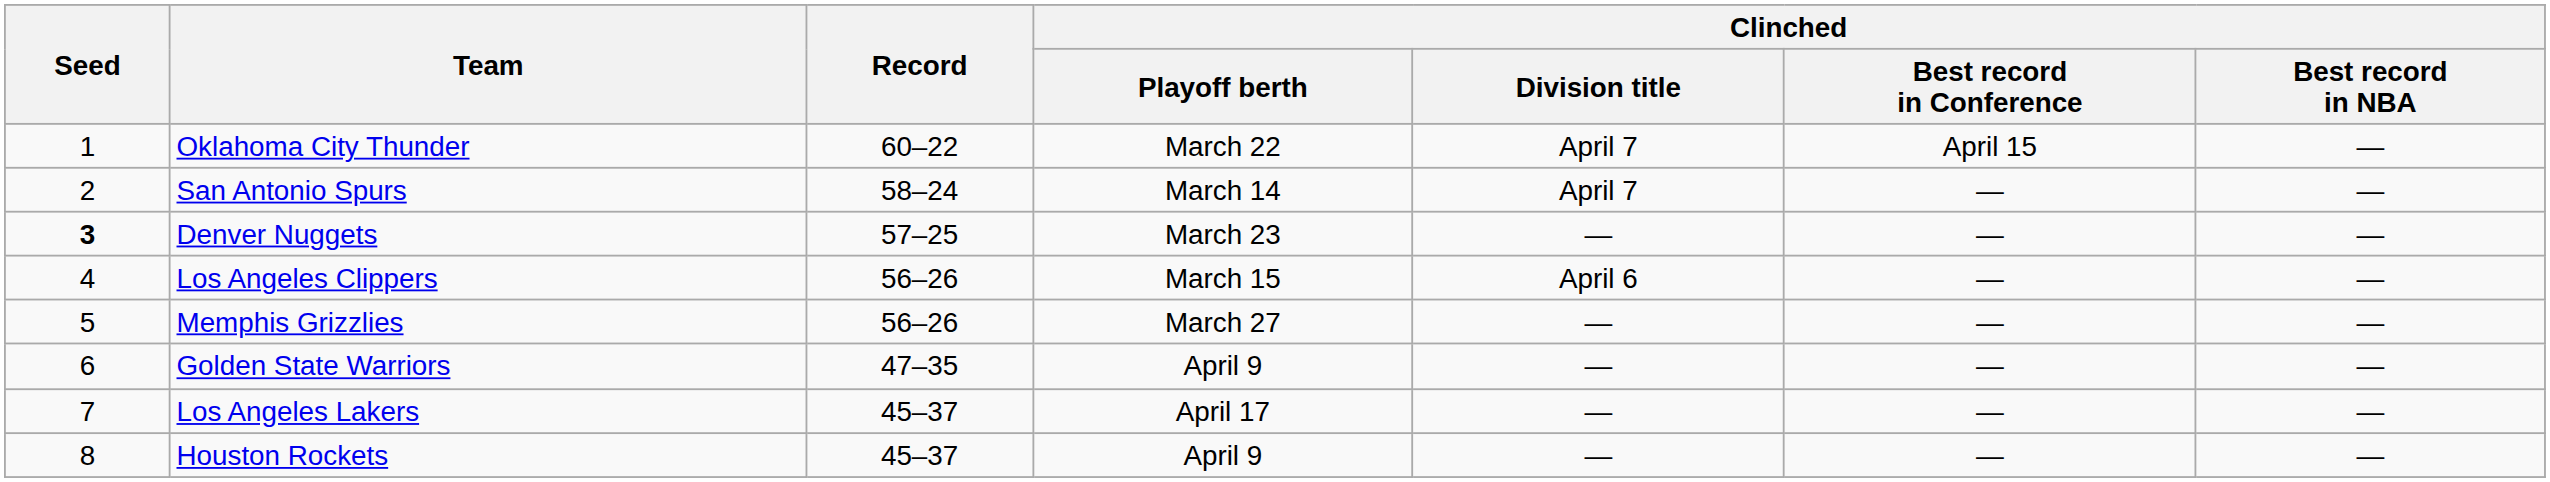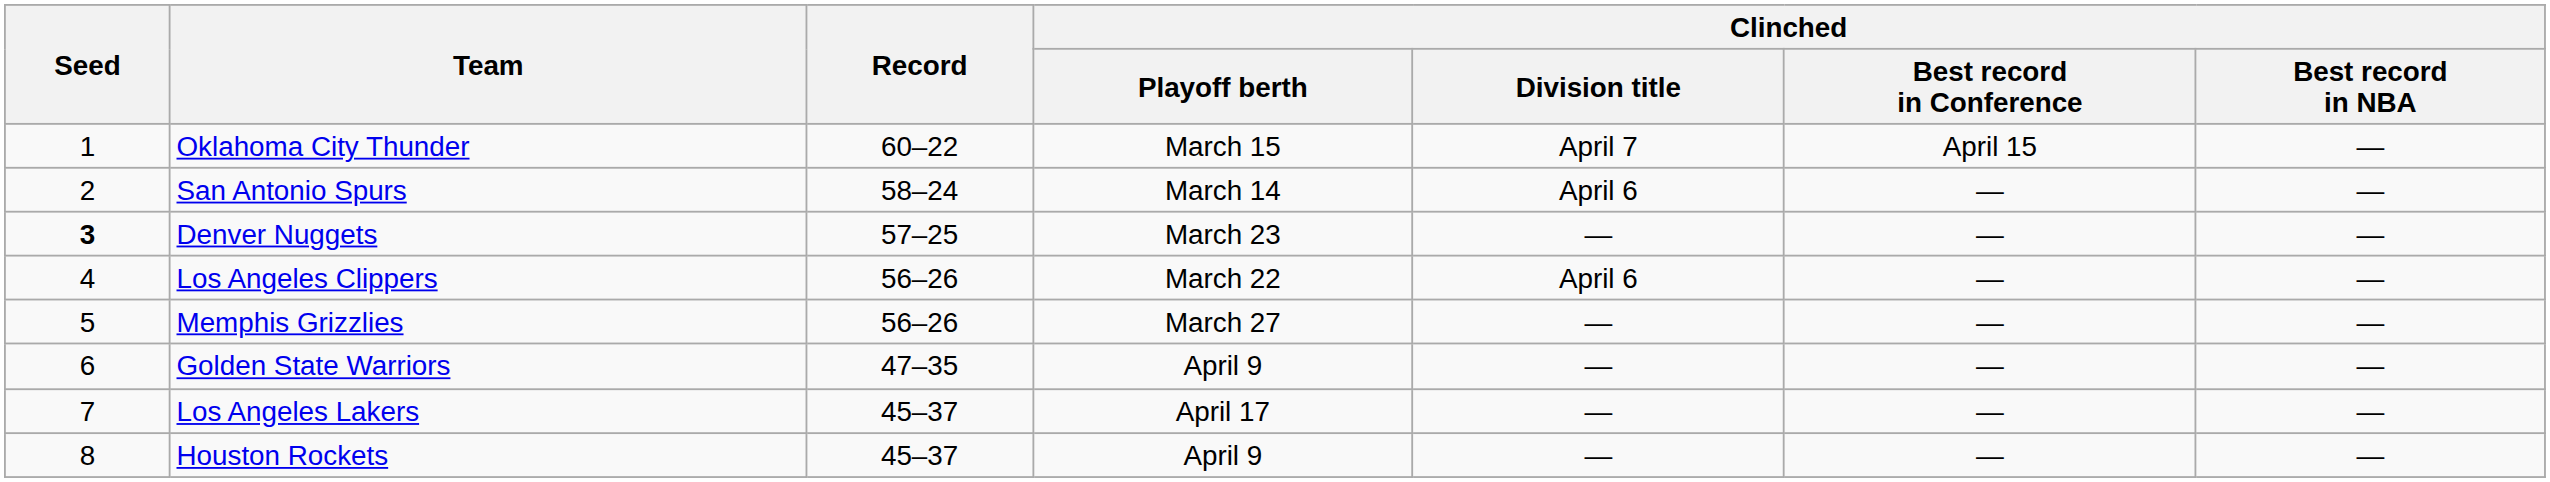(1223, 146) March 22 -> (1223, 146) March 15
(1598, 190) April 7 -> (1598, 190) April 6
(1223, 278) March 15 -> (1223, 278) March 22
